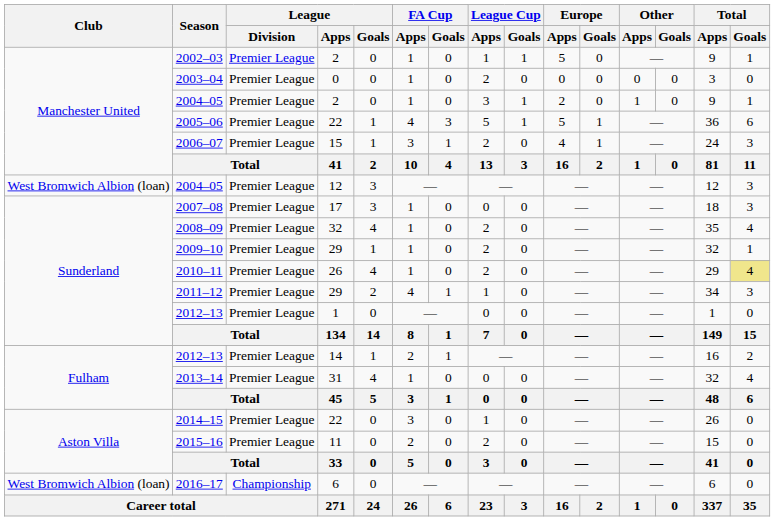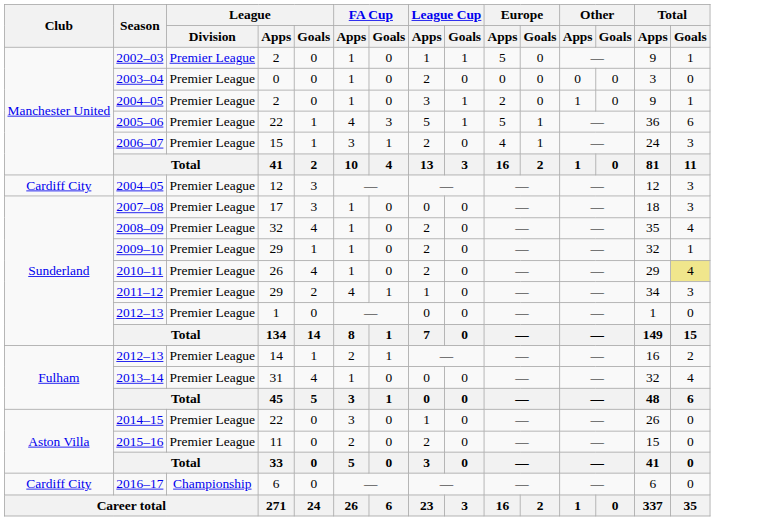(89, 185) West Bromwich Albion (loan) -> (59, 185) Cardiff City
(89, 484) West Bromwich Albion (loan) -> (59, 484) Cardiff City
